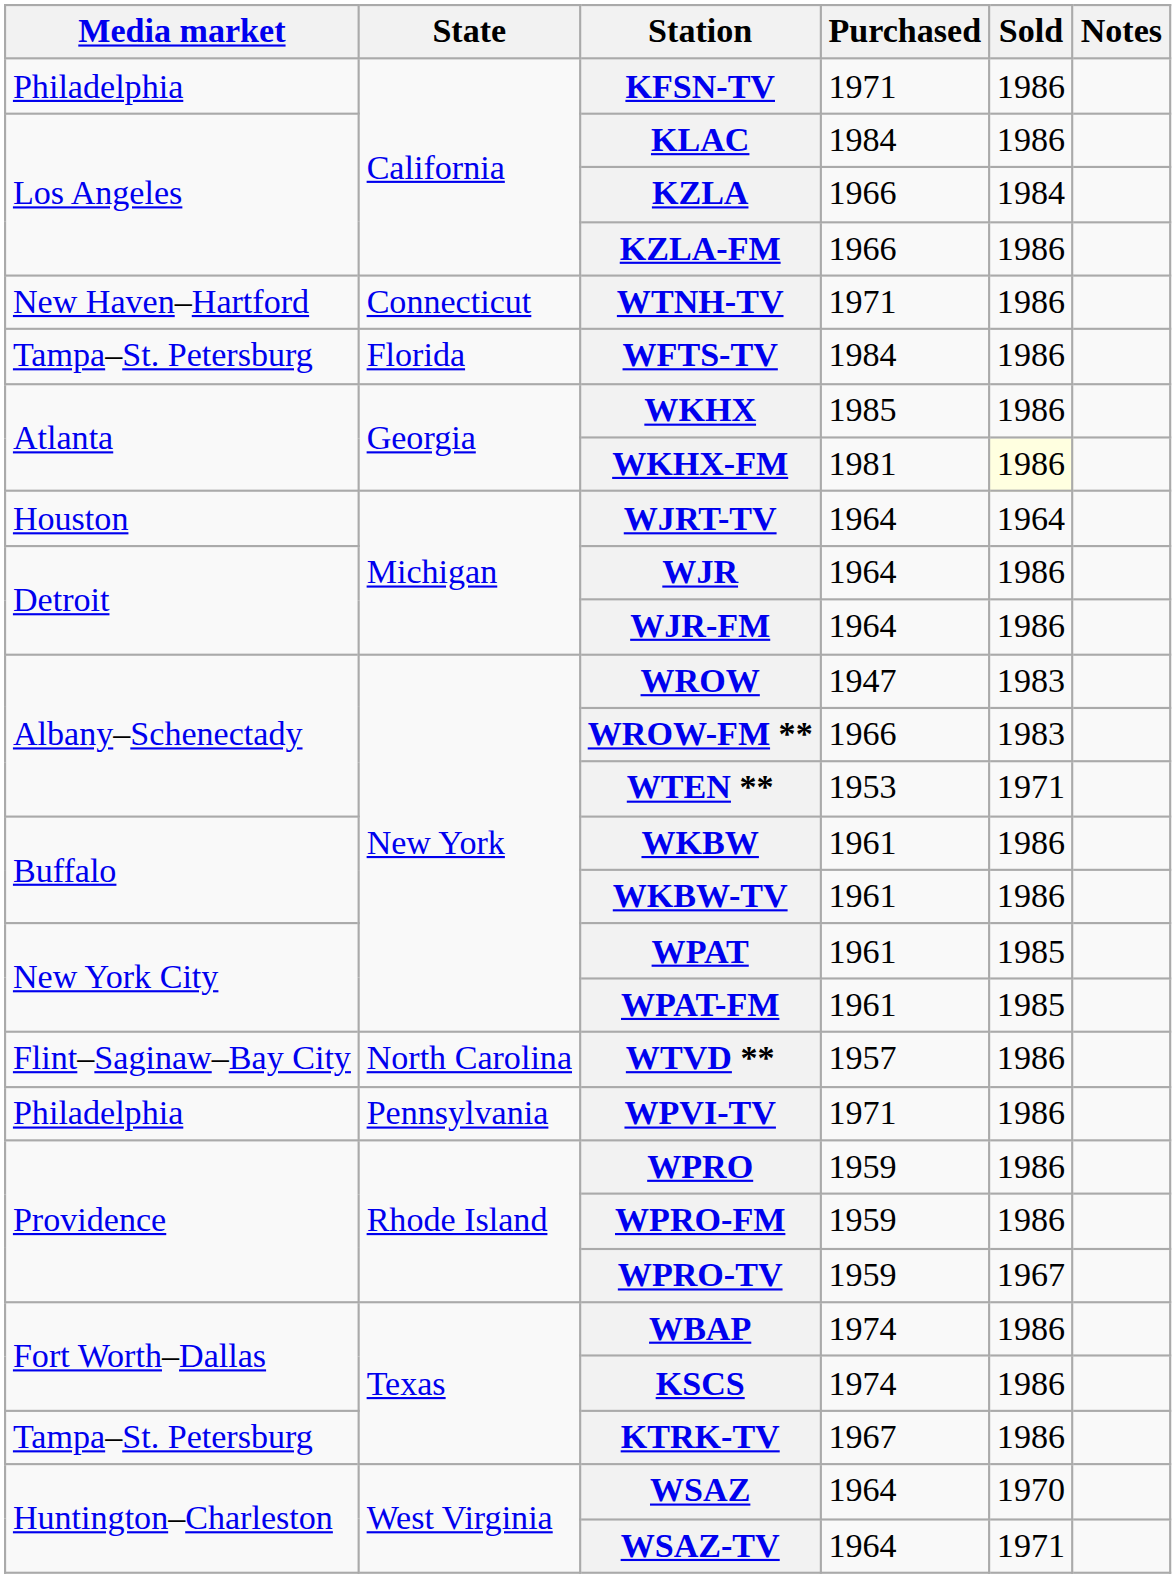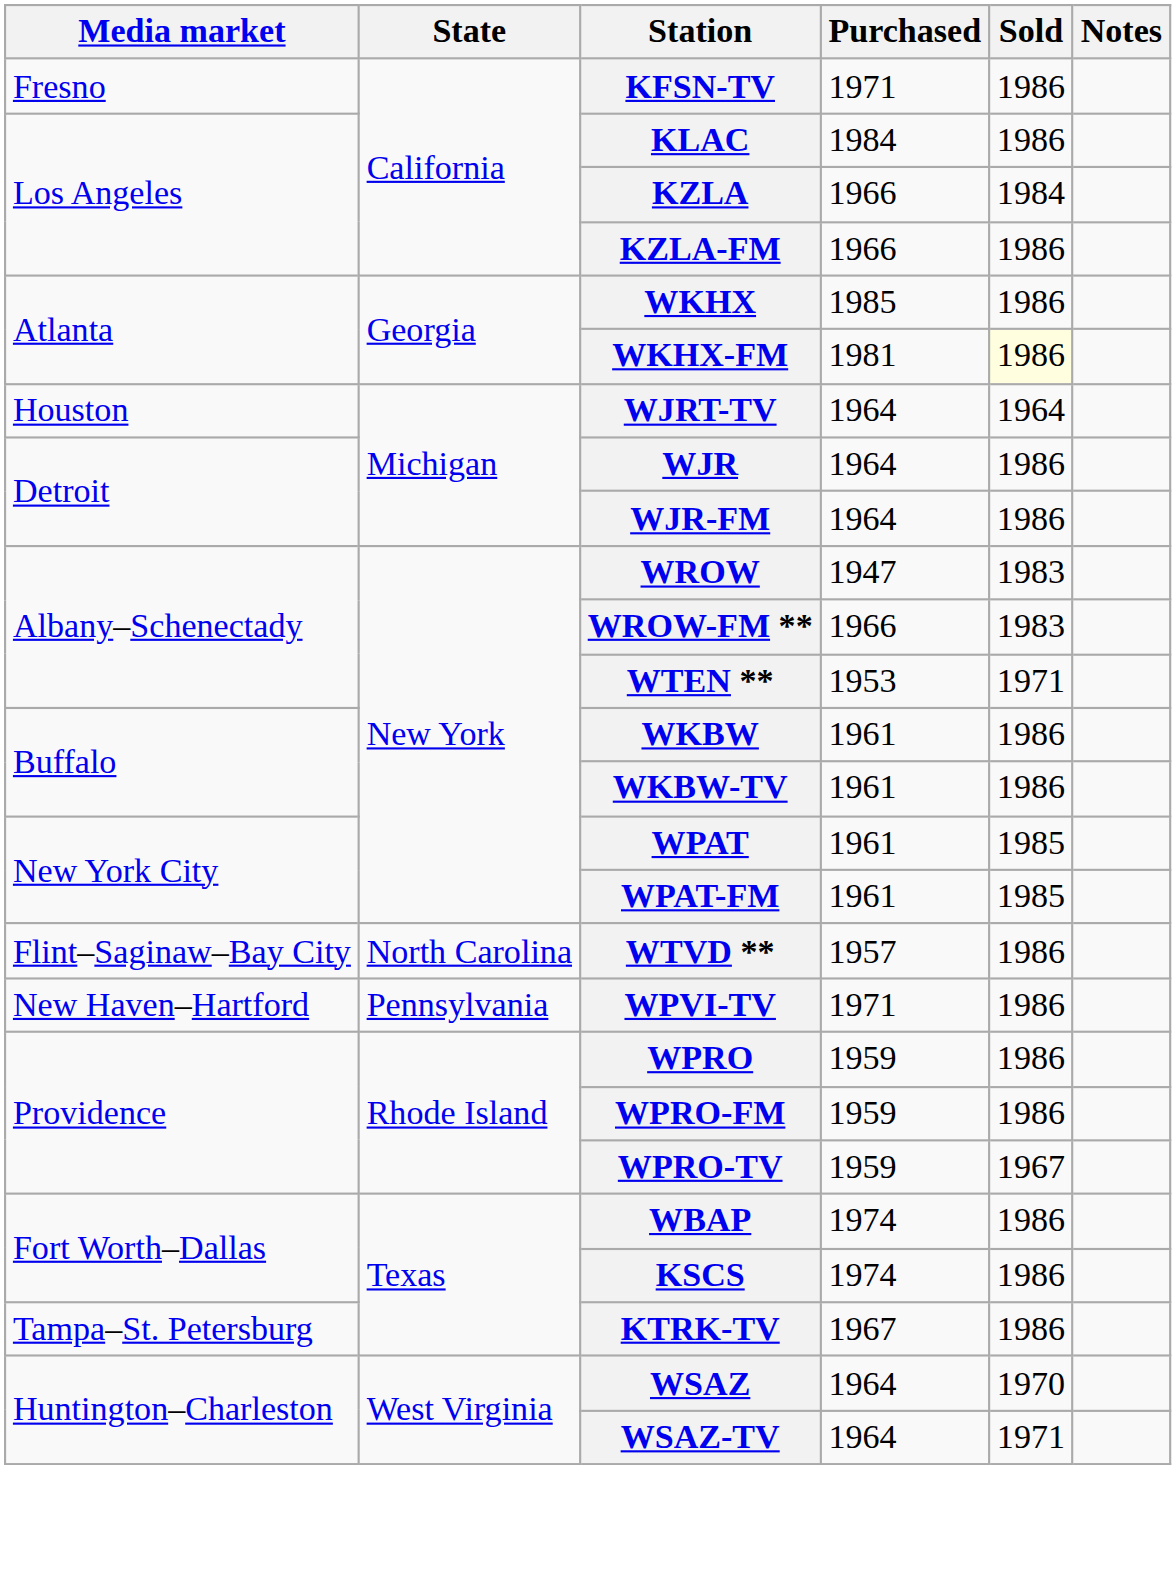(98, 85) Philadelphia -> (59, 85) Fresno
- row: (700, 301)
- row: (700, 355)
(98, 1112) Philadelphia -> (161, 1004) New Haven–Hartford
